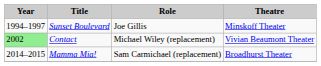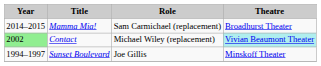rows swapped: (79, 26) <-> (73, 54)
(270, 40) no background -> (270, 40) paleturquoise background
